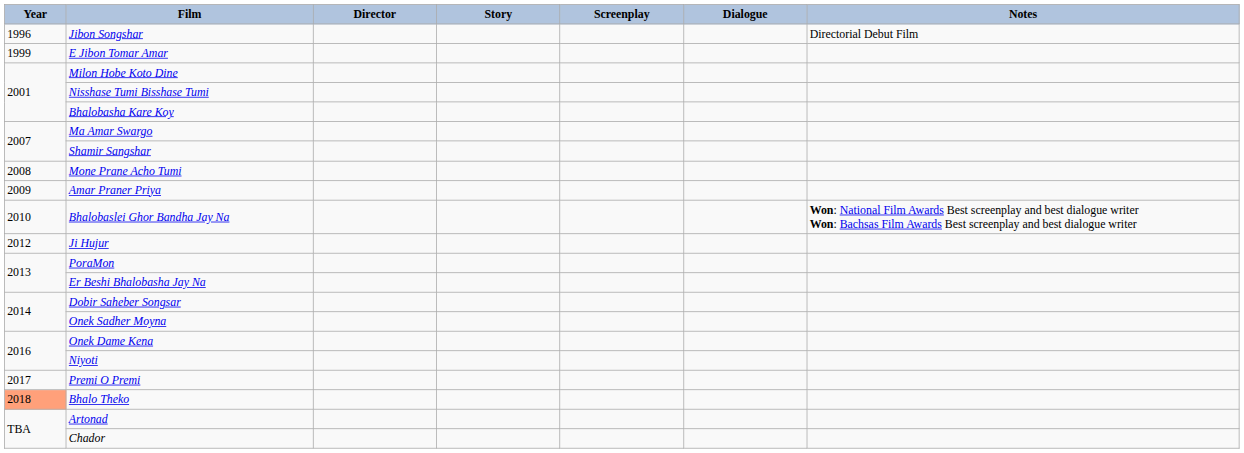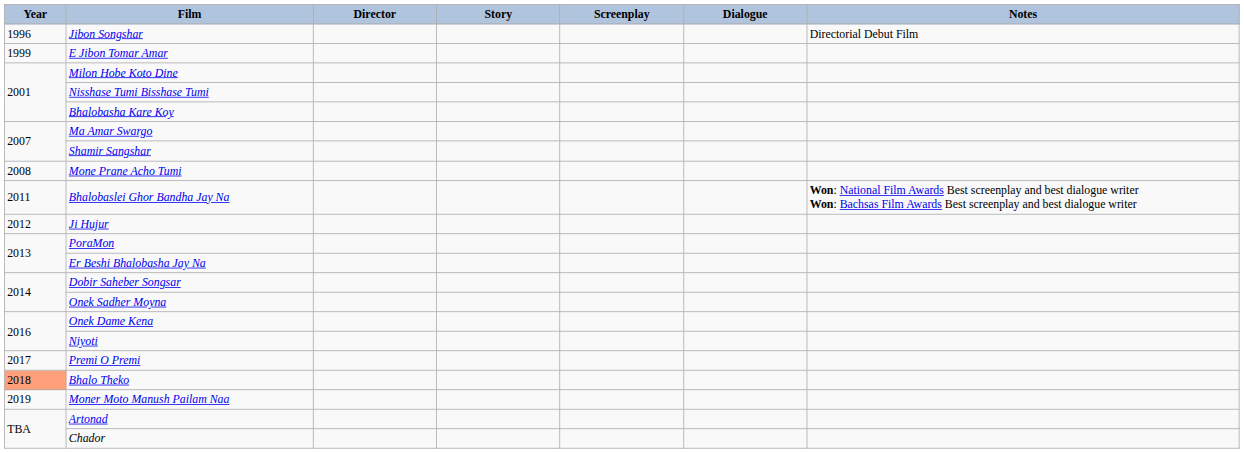- row: (115, 190)
(19, 216) 2010 -> (19, 197) 2011
+ row: (149, 399)
